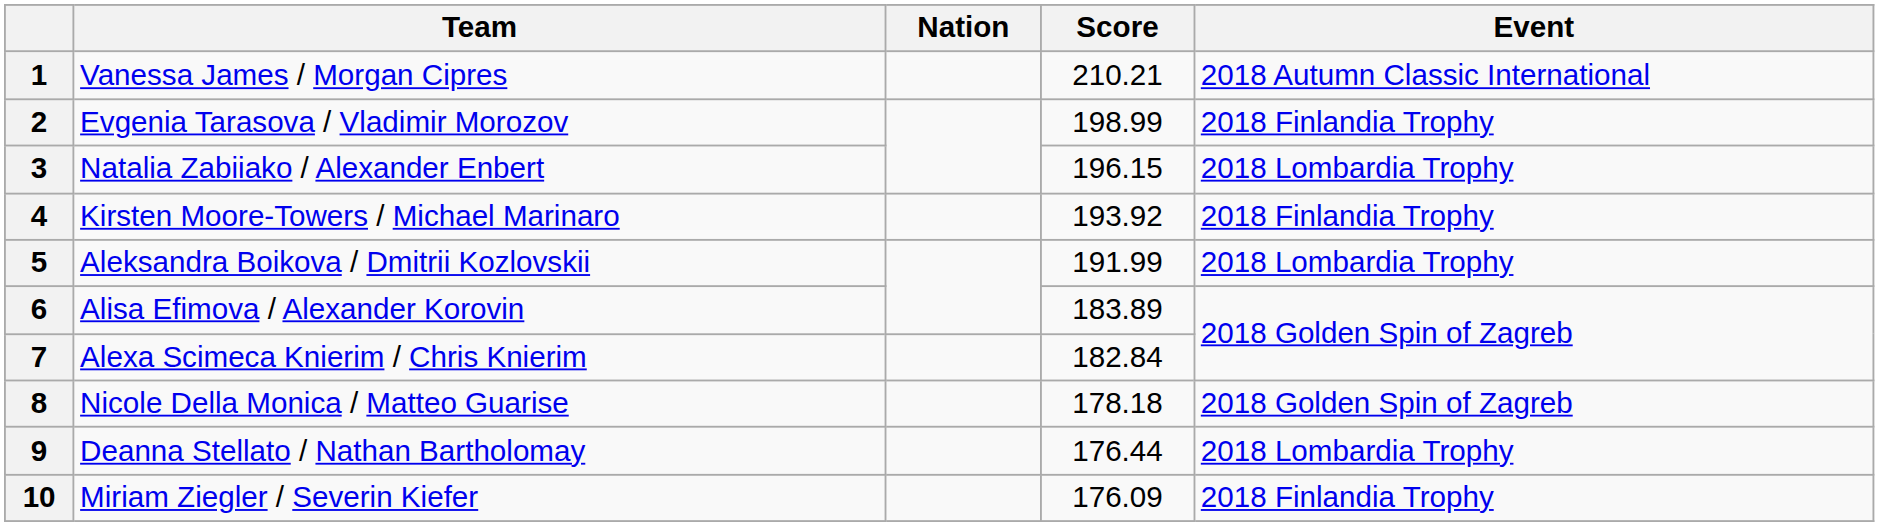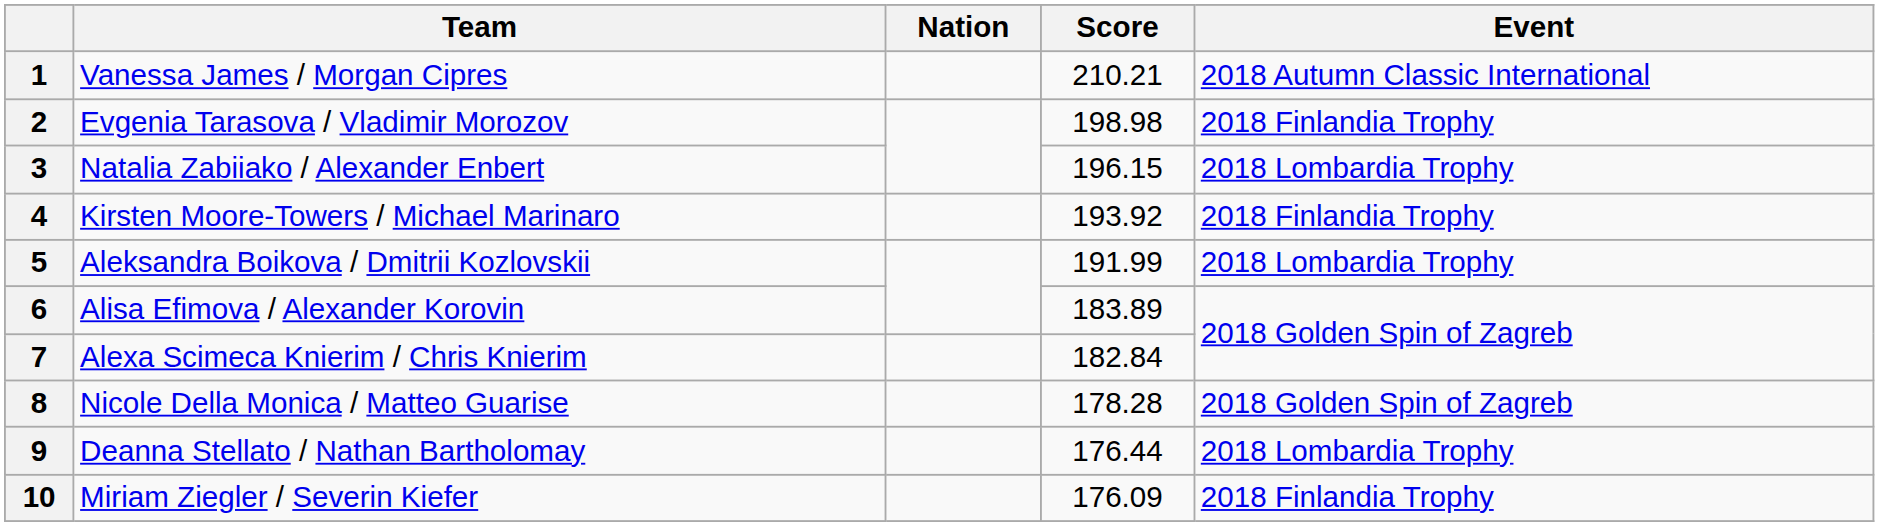(1117, 121) 198.99 -> (1117, 121) 198.98
(1117, 403) 178.18 -> (1117, 403) 178.28
